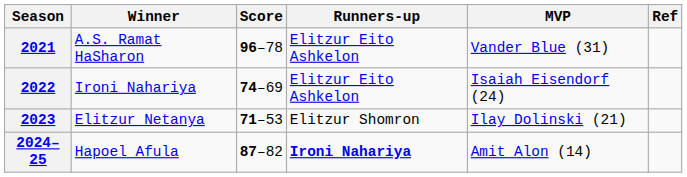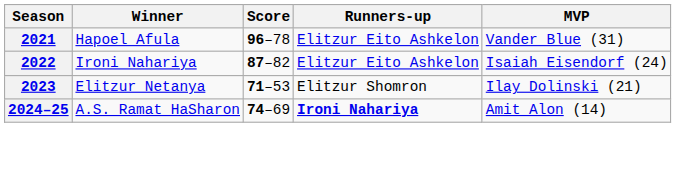- column: (665, 16)
(118, 48) A.S. Ramat HaSharon -> (127, 40) Hapoel Afula
(261, 88) 74–69 -> (269, 63) 87–82
(127, 152) Hapoel Afula -> (158, 110) A.S. Ramat HaSharon
(261, 152) 87–82 -> (269, 110) 74–69
